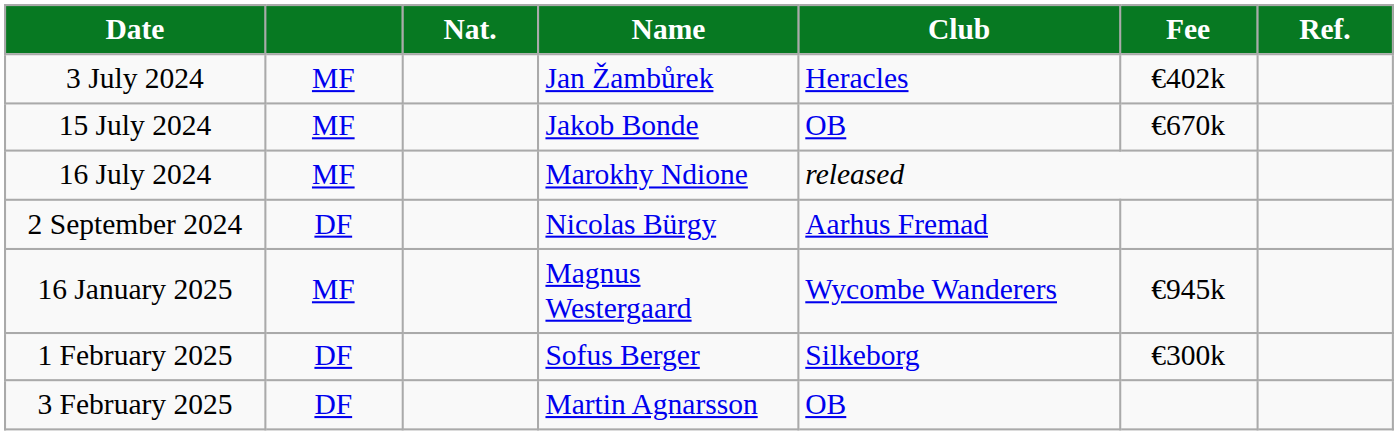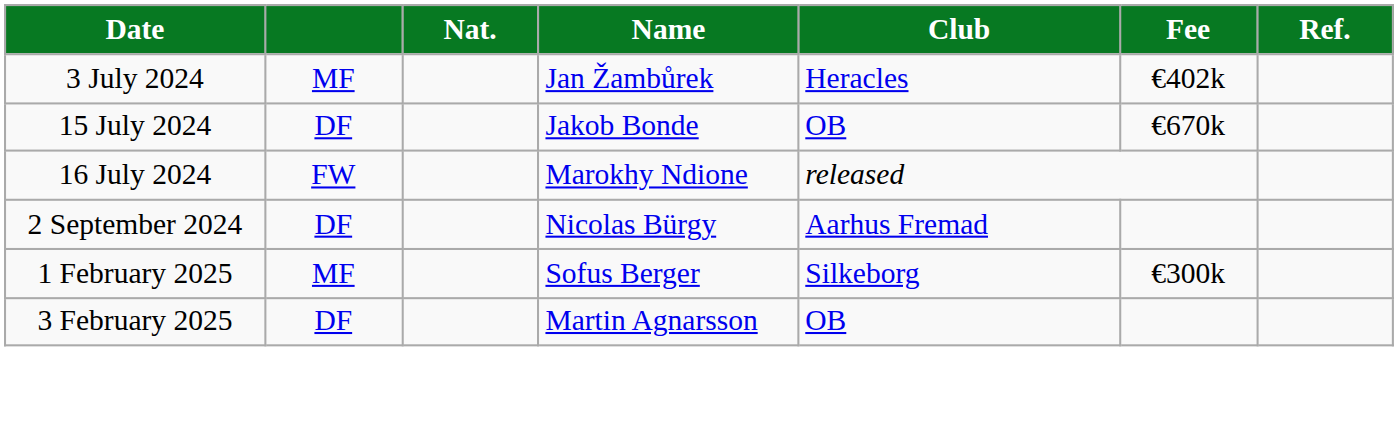(333, 126) MF -> (333, 126) DF
(333, 175) MF -> (333, 175) FW
- row: (135, 290)
(333, 356) DF -> (333, 272) MF
